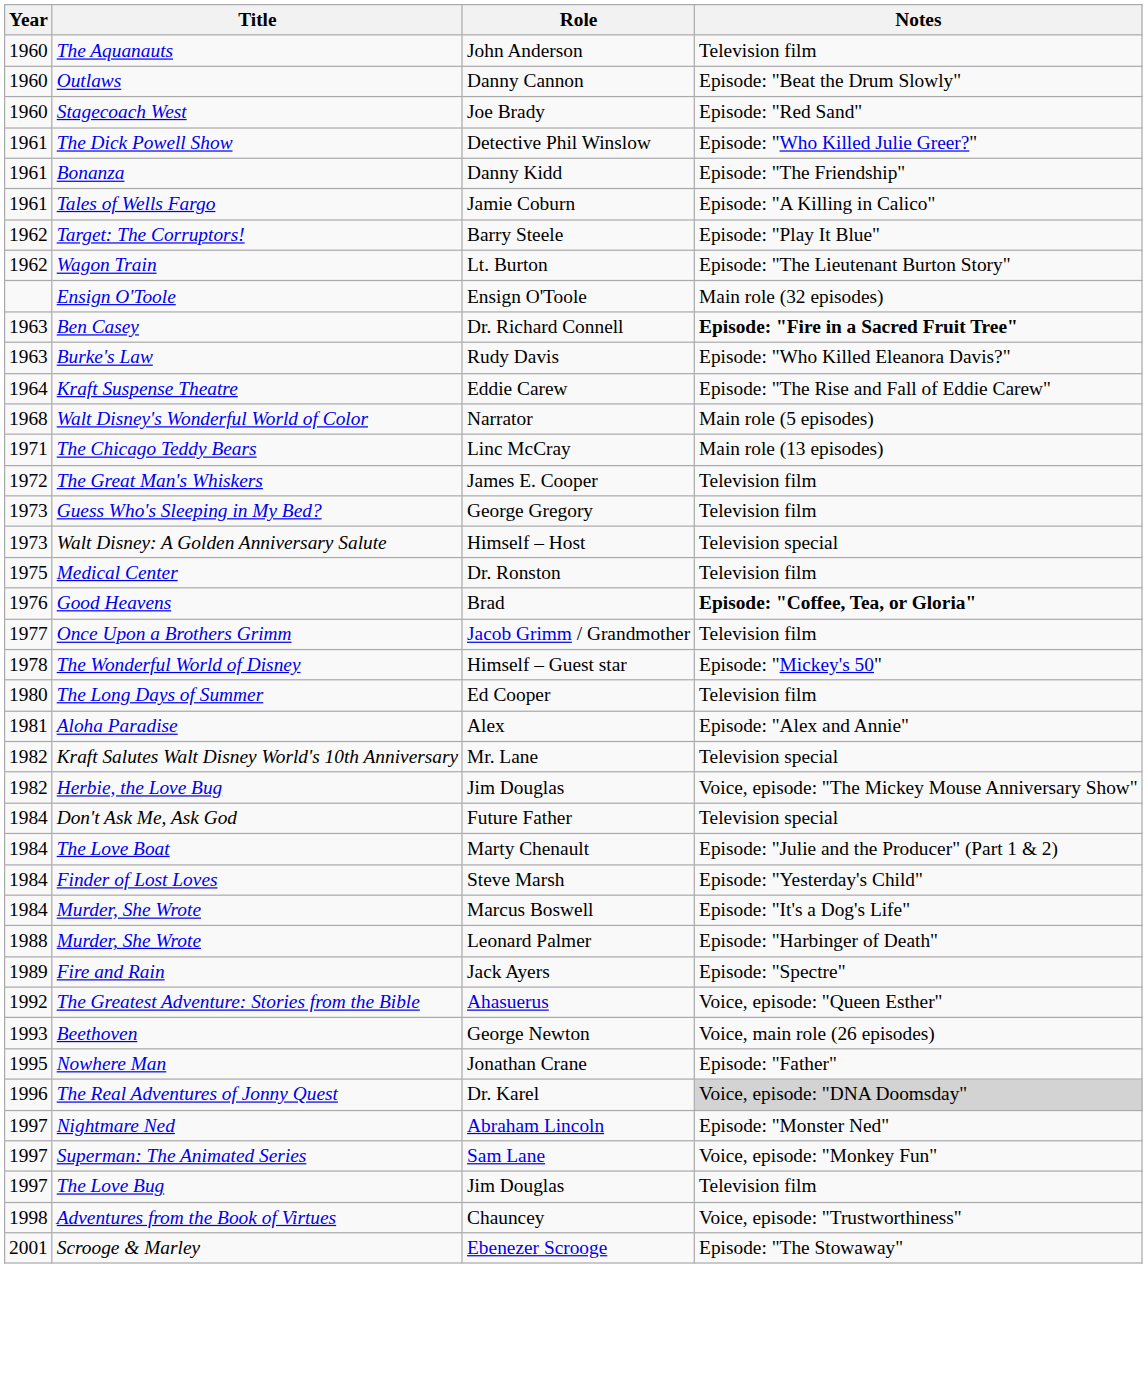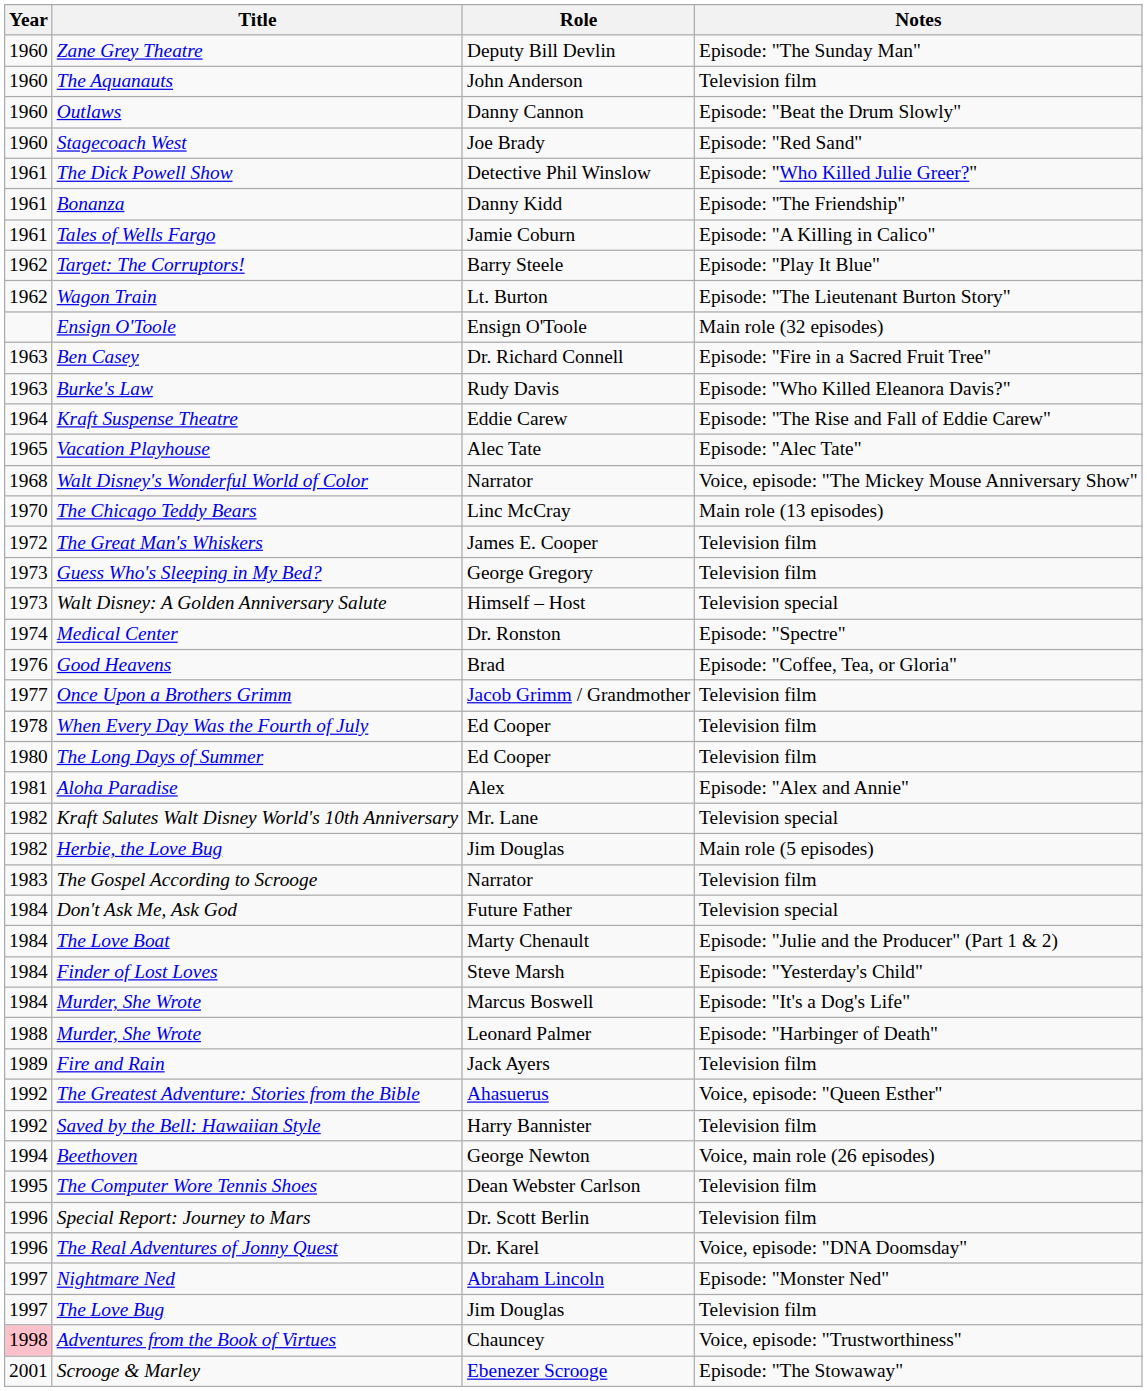+ row: (130, 50)
(858, 326) bold -> (845, 357) normal
+ row: (133, 449)
(786, 419) Main role (5 episodes) -> (918, 480) Voice, episode: "The Mickey Mouse Anniversary Show"
(28, 449) 1971 -> (28, 511) 1970
(28, 572) 1975 -> (28, 633) 1974
(758, 572) Television film -> (772, 633) Episode: "Spectre"
(838, 603) bold -> (828, 664) normal
+ row: (213, 726)
- row: (179, 664)
(918, 787) Voice, episode: "The Mickey Mouse Anniversary Show" -> (786, 848) Main role (5 episodes)
+ row: (187, 879)
(772, 971) Episode: "Spectre" -> (758, 1063) Television film
+ row: (189, 1125)
(28, 1033) 1993 -> (28, 1155) 1994
+ row: (187, 1186)
- row: (111, 1063)
+ row: (184, 1217)
(833, 1094) lightgrey background -> (833, 1248) no background
- row: (182, 1155)
(28, 1217) no background -> (28, 1340) pink background
